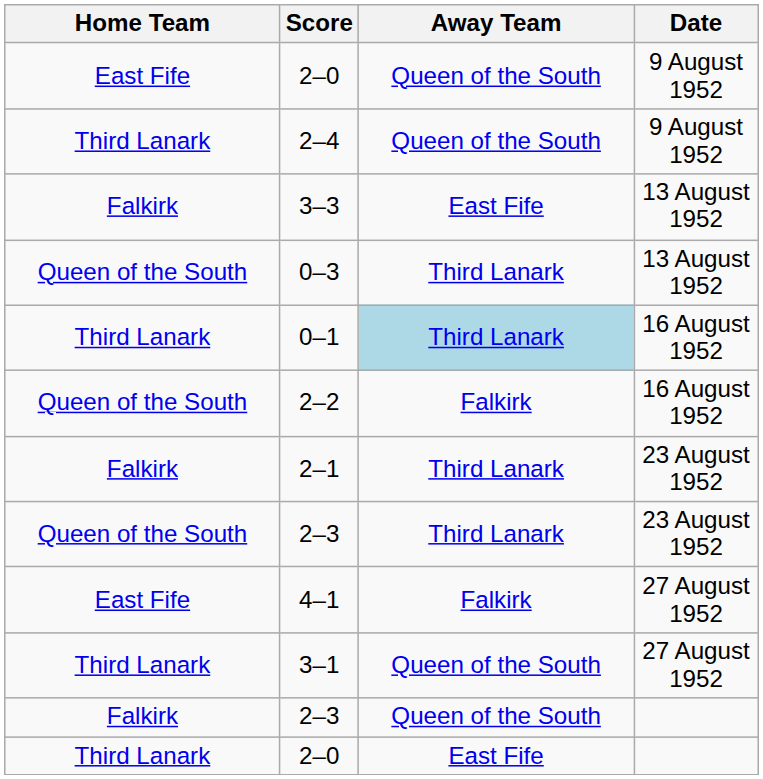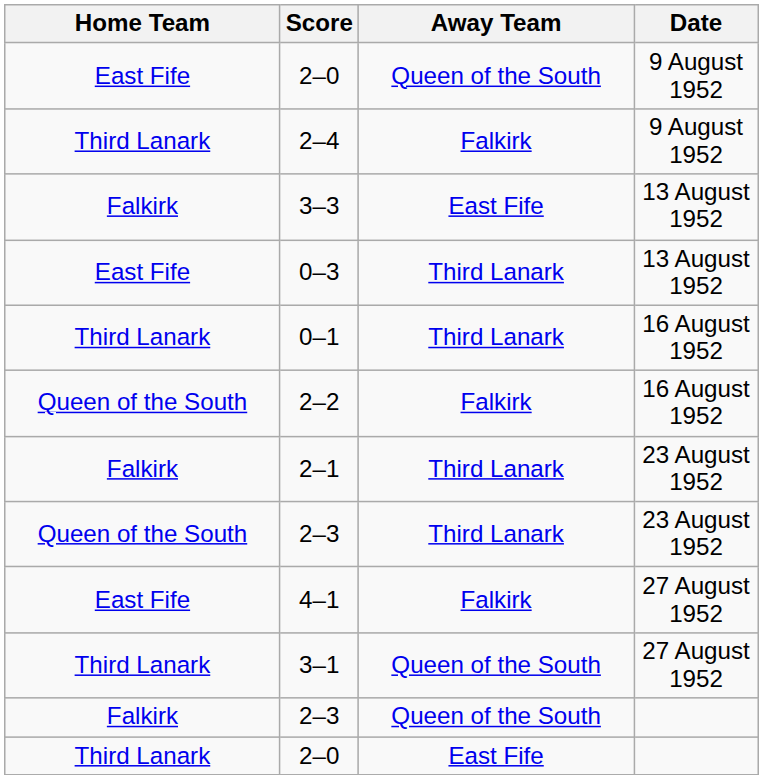(496, 141) Queen of the South -> (496, 141) Falkirk
(142, 272) Queen of the South -> (142, 272) East Fife
(496, 337) lightblue background -> (496, 337) no background
